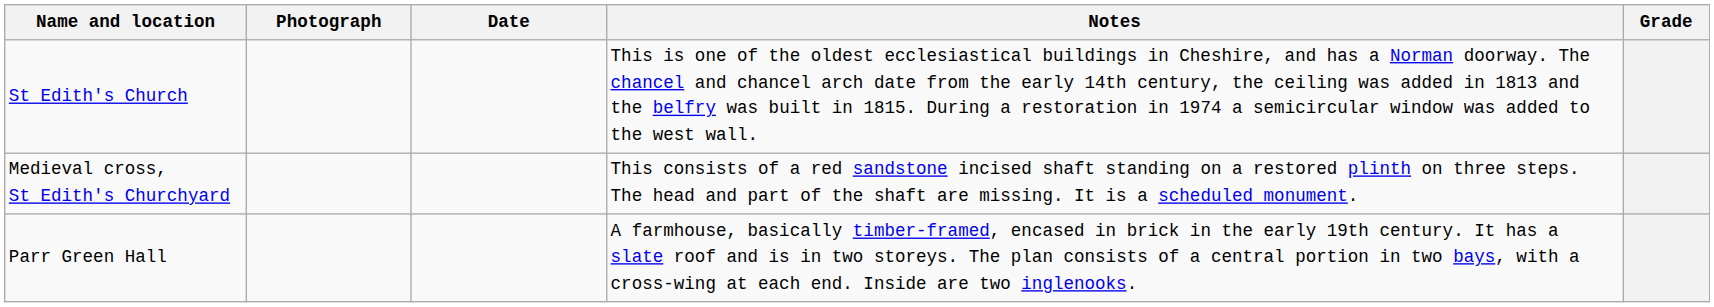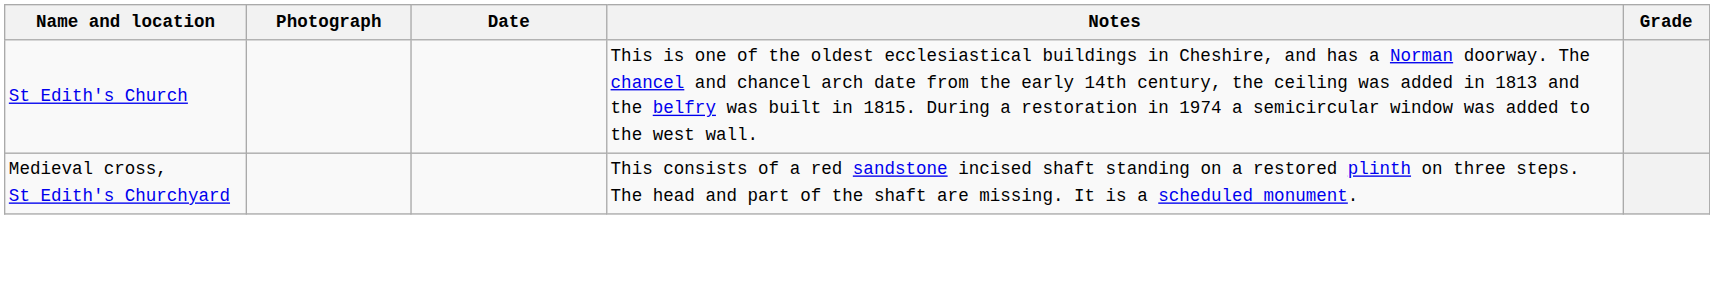- row: (88, 257)
